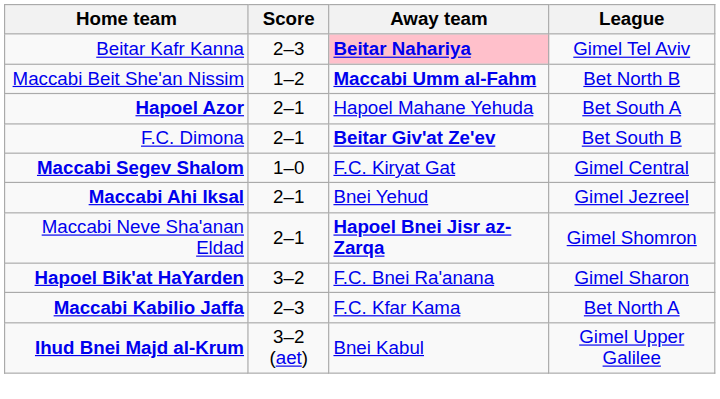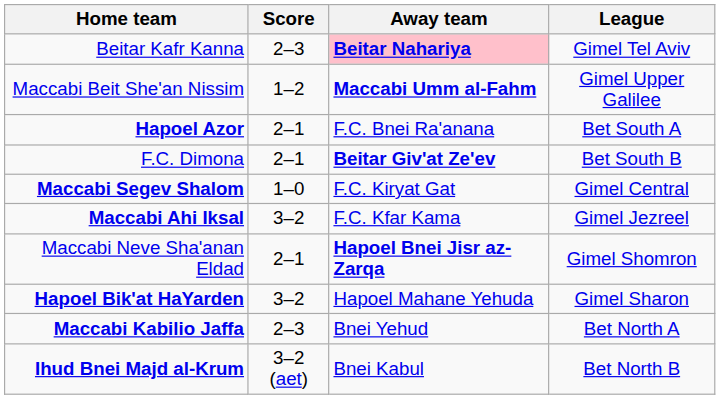(632, 78) Bet North B -> (632, 89) Gimel Upper Galilee
(433, 108) Hapoel Mahane Yehuda -> (414, 129) F.C. Bnei Ra'anana
(289, 197) 2–1 -> (289, 218) 3–2
(381, 197) Bnei Yehud -> (397, 218) F.C. Kfar Kama
(414, 277) F.C. Bnei Ra'anana -> (433, 298) Hapoel Mahane Yehuda
(397, 307) F.C. Kfar Kama -> (381, 328) Bnei Yehud
(632, 347) Gimel Upper Galilee -> (632, 368) Bet North B
